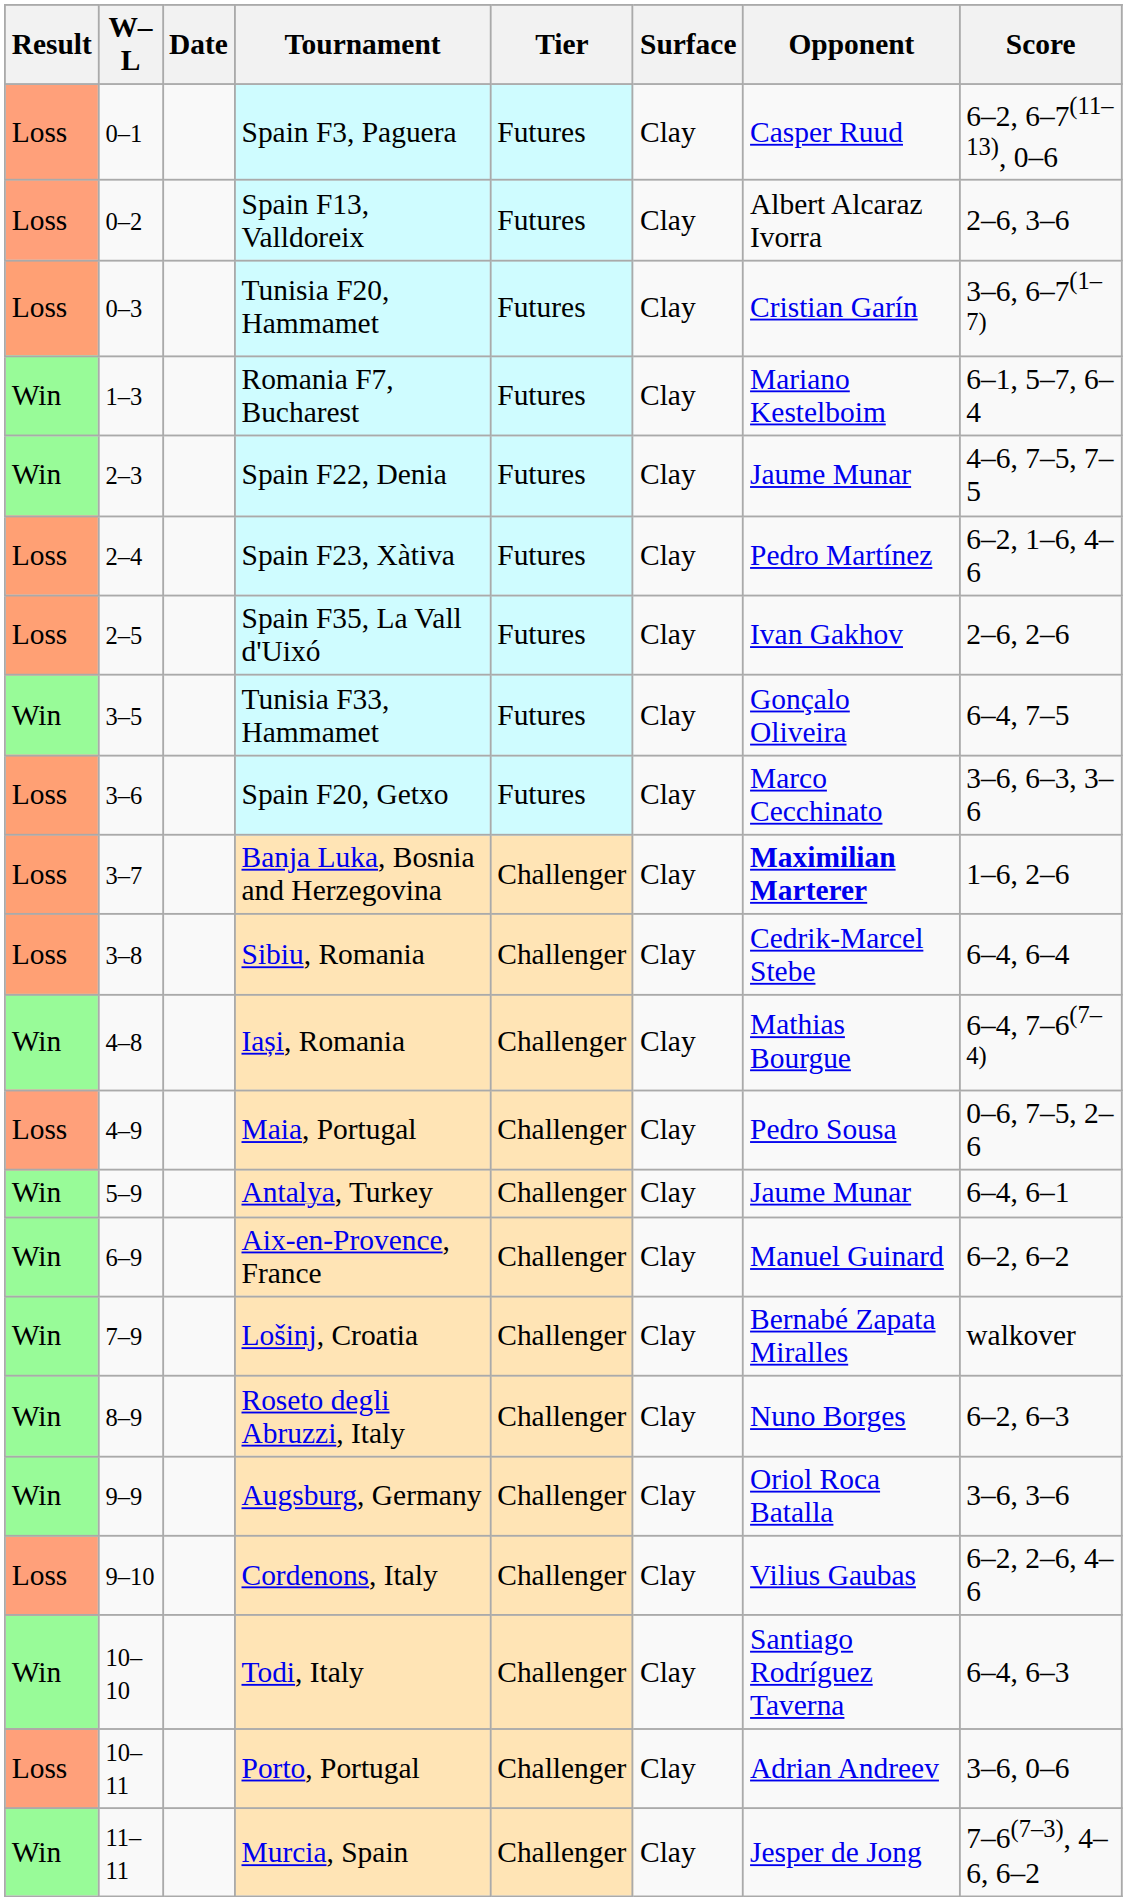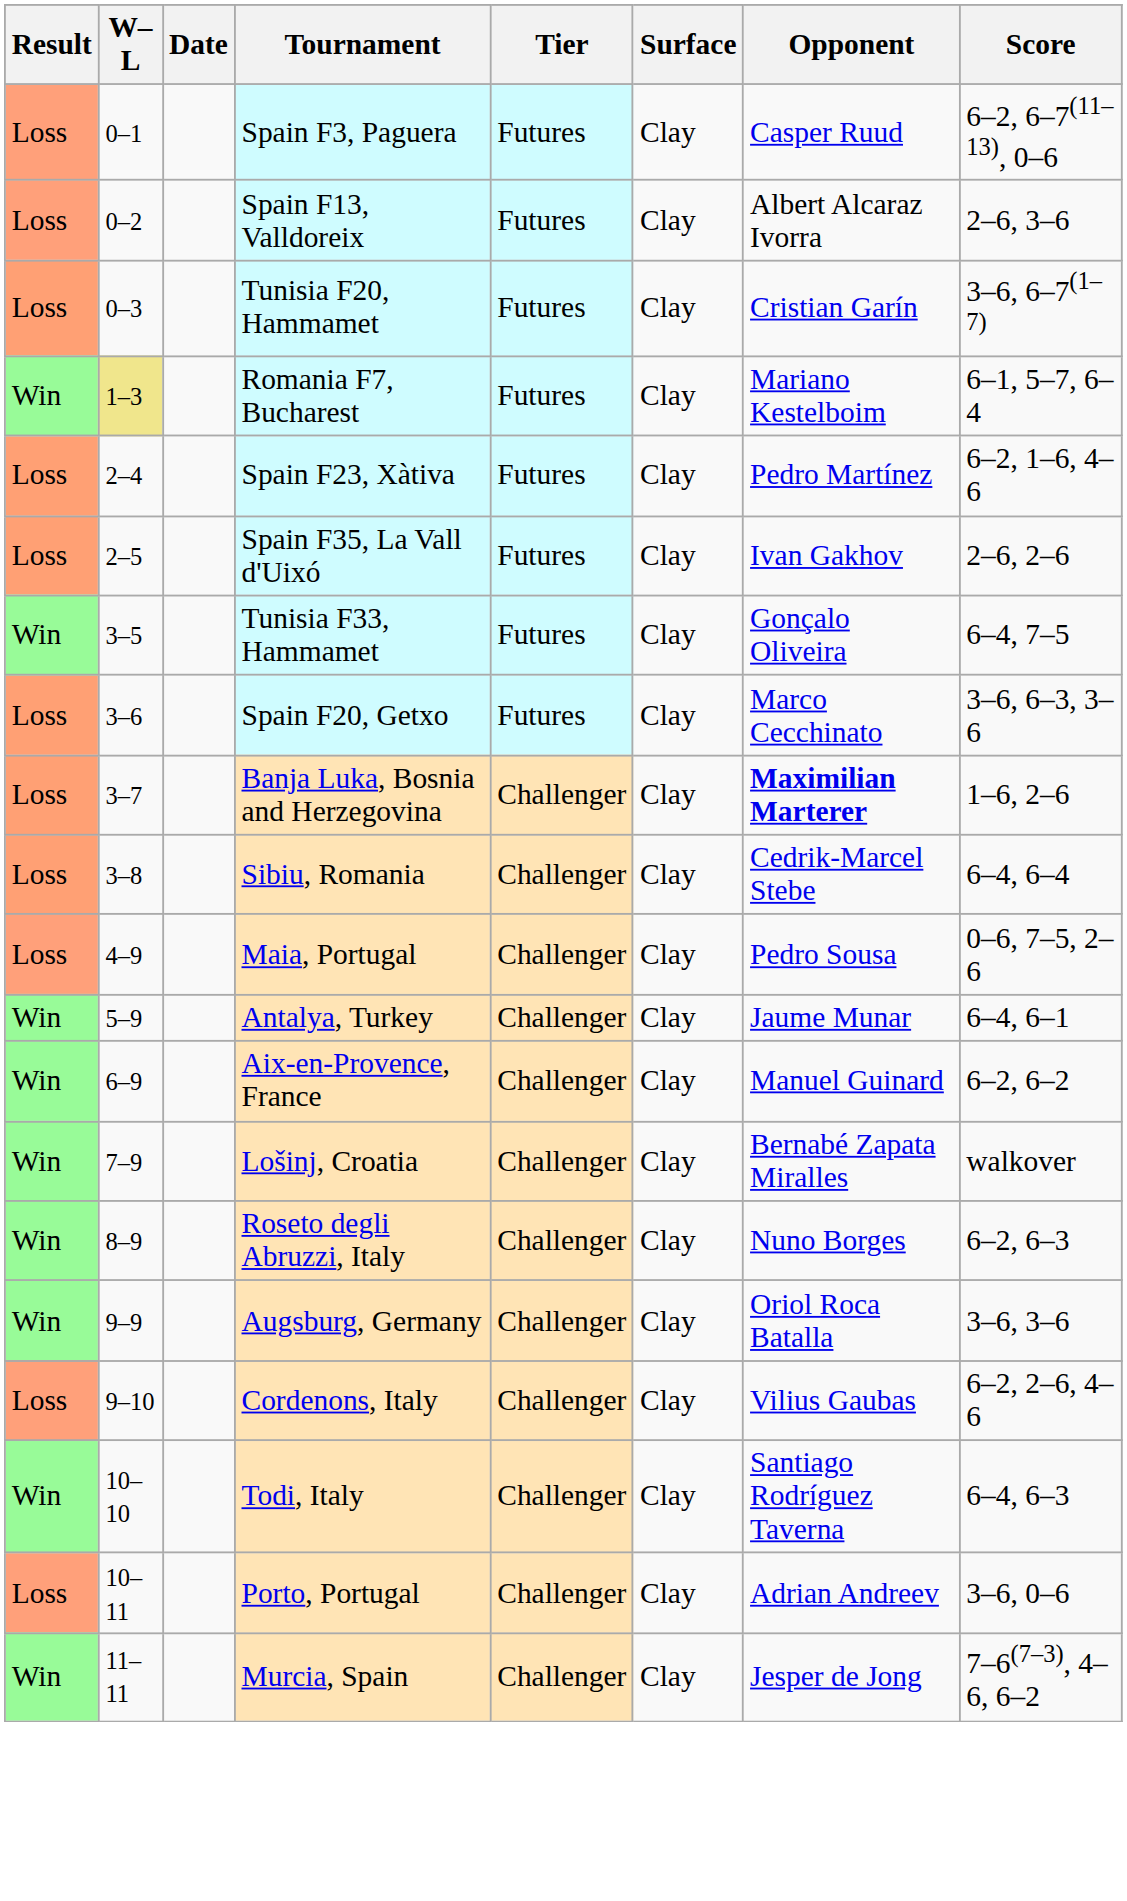(124, 397) no background -> (124, 397) khaki background
- row: (344, 475)
- row: (323, 1041)
